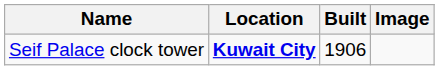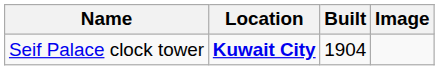(345, 49) 1906 -> (345, 49) 1904
